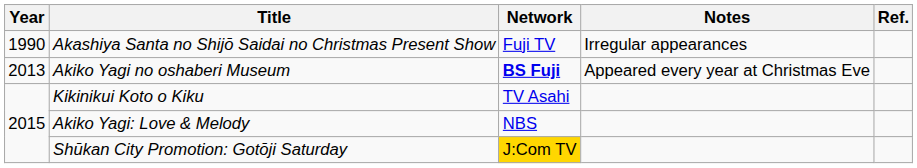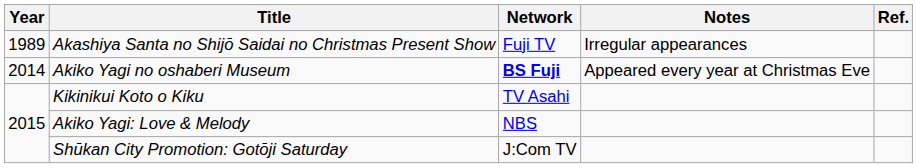(27, 44) 1990 -> (27, 44) 1989
(27, 70) 2013 -> (27, 70) 2014
(540, 149) gold background -> (540, 149) no background
